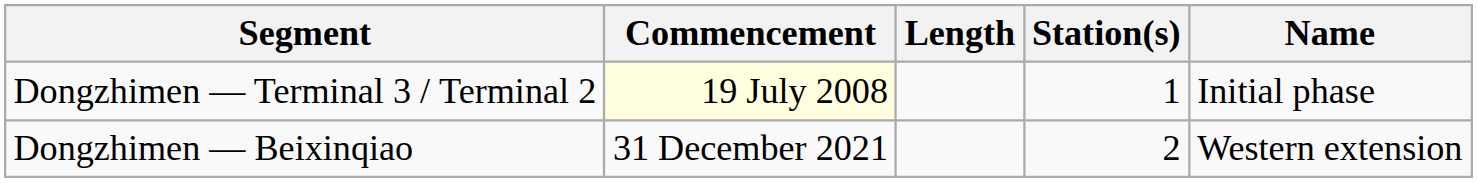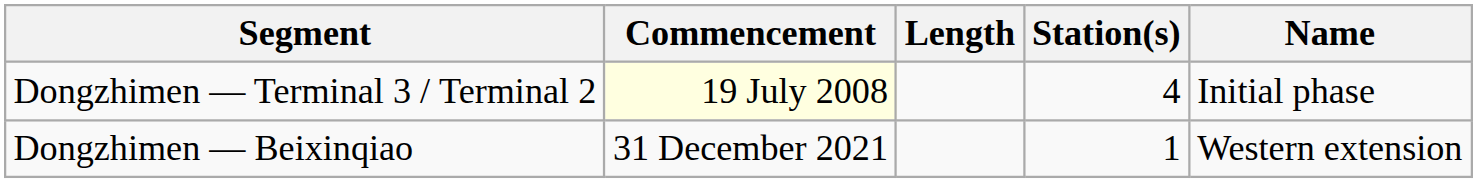(1172, 90) 1 -> (1172, 90) 4
(1172, 147) 2 -> (1172, 147) 1
